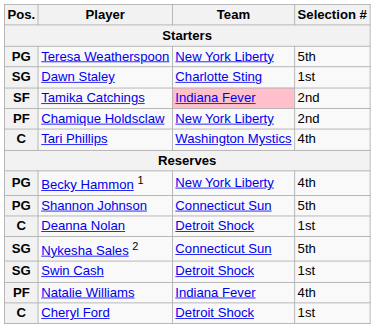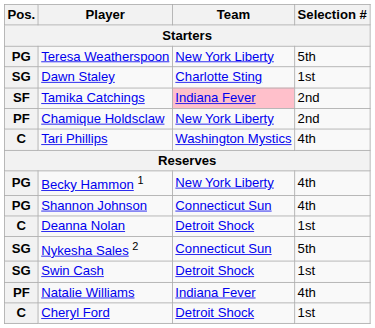(307, 205) 5th -> (307, 205) 4th
